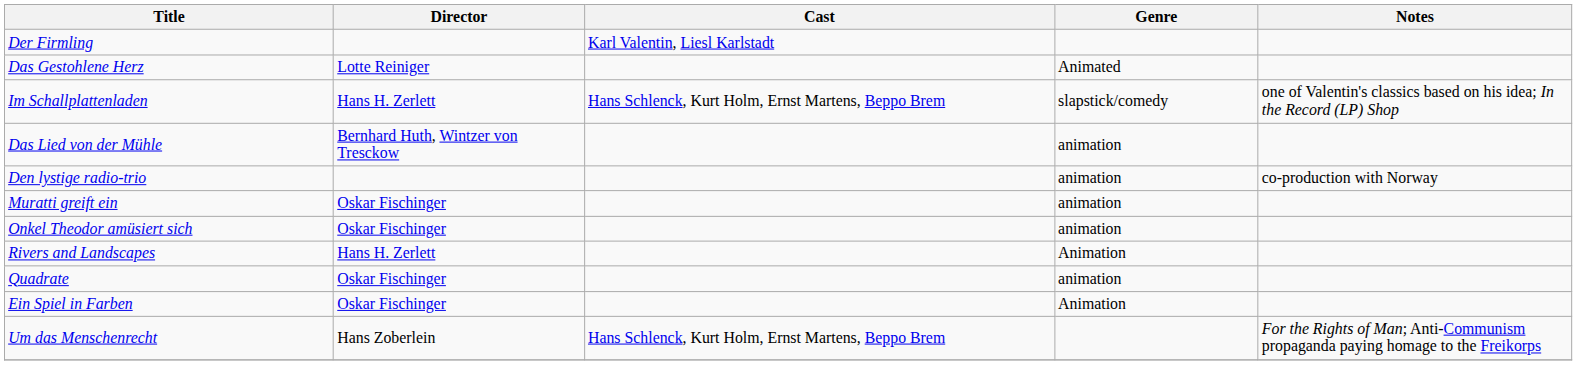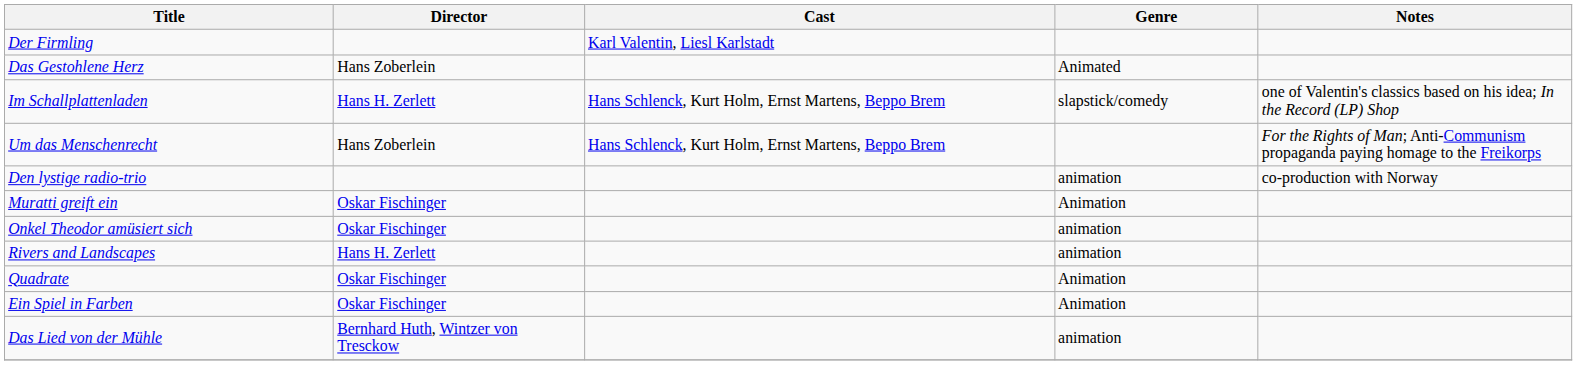(383, 67) Lotte Reiniger -> (386, 67) Hans Zoberlein
rows swapped: (85, 144) <-> (83, 337)
(1090, 203) animation -> (1092, 203) Animation
(1092, 253) Animation -> (1090, 253) animation
(1090, 278) animation -> (1092, 278) Animation
